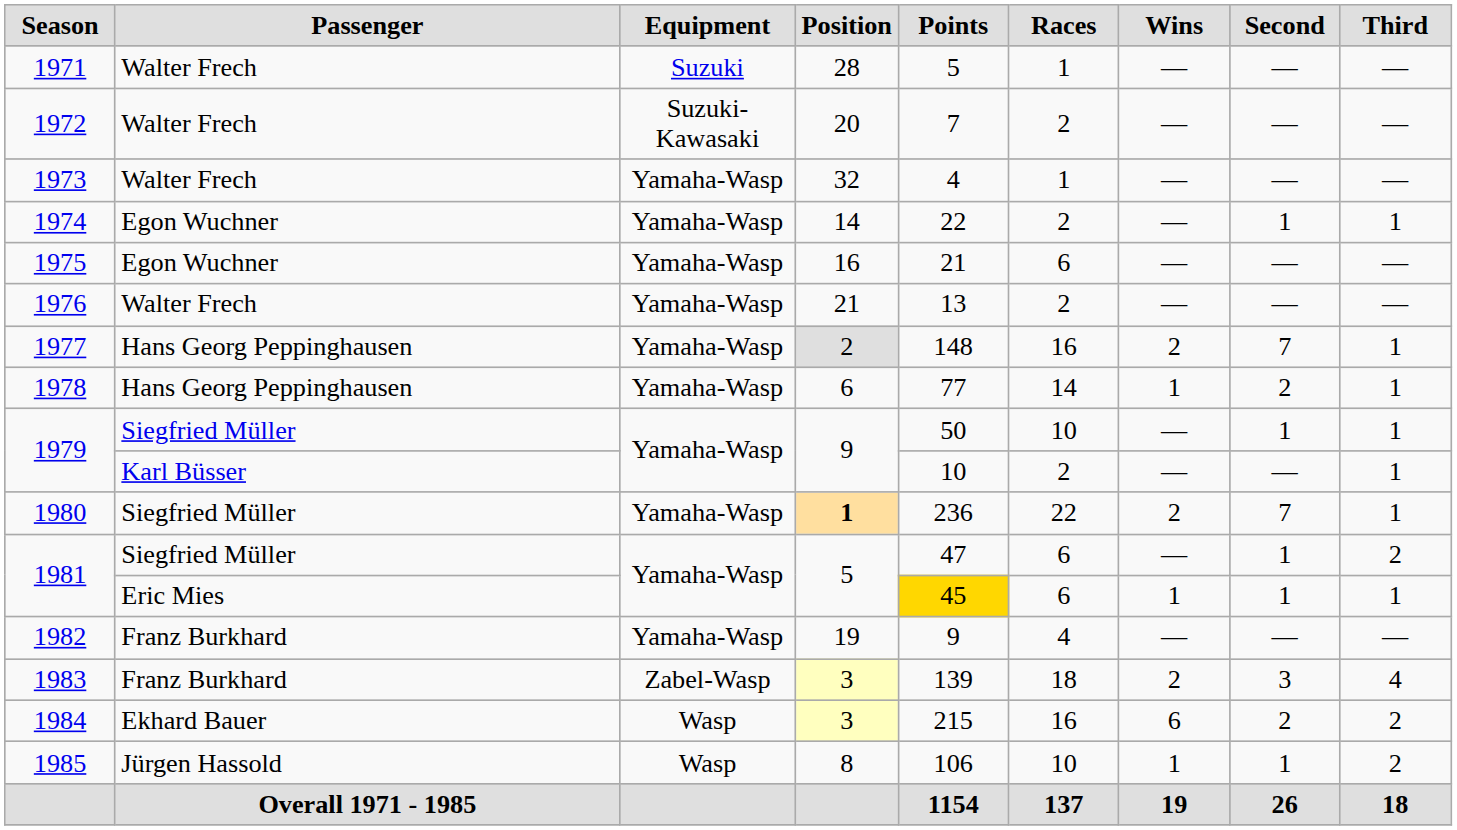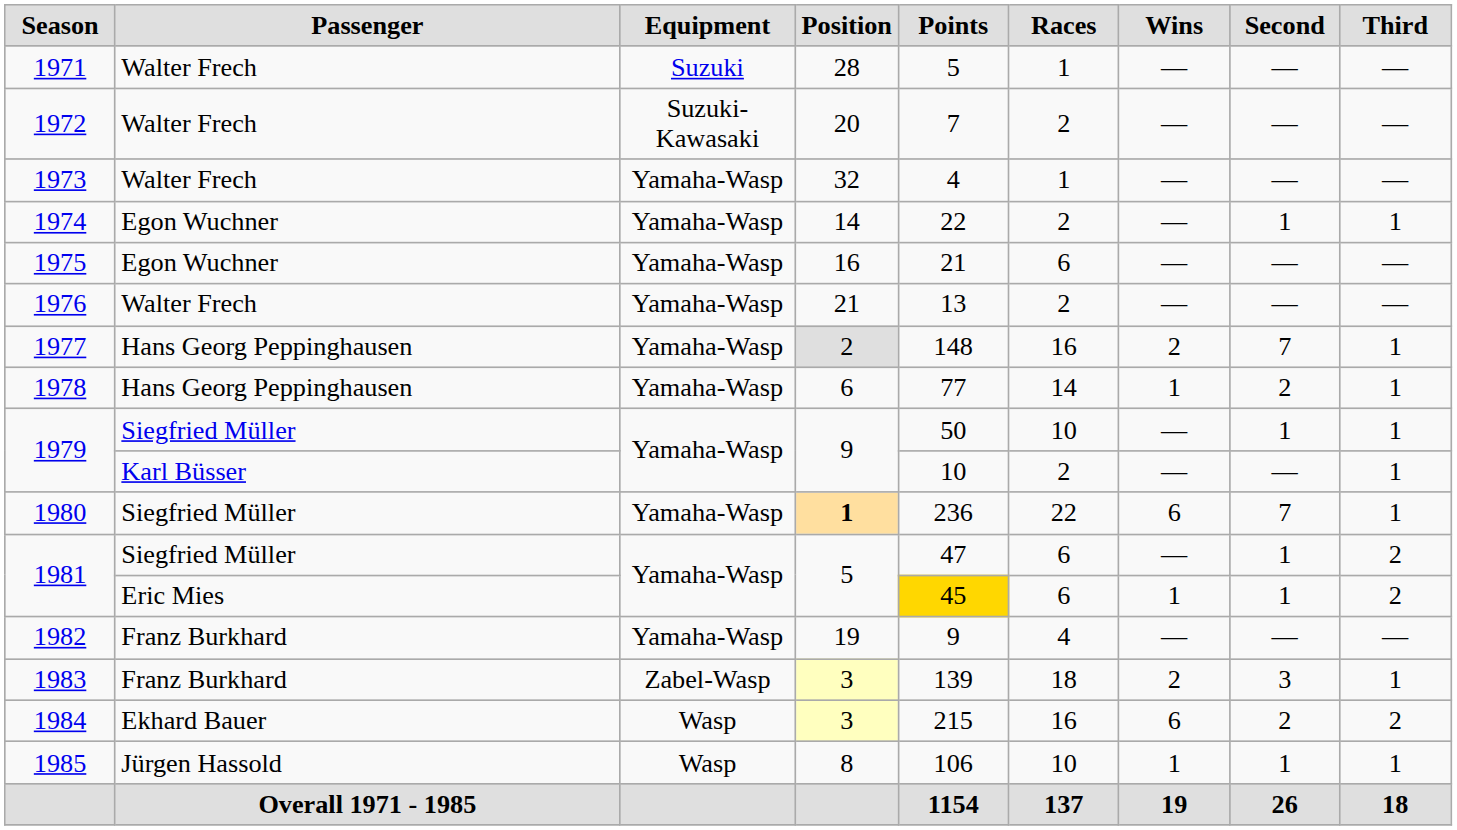(1174, 512) 2 -> (1174, 512) 6
(1395, 595) 1 -> (1395, 595) 2
(1395, 679) 4 -> (1395, 679) 1
(1395, 762) 2 -> (1395, 762) 1
